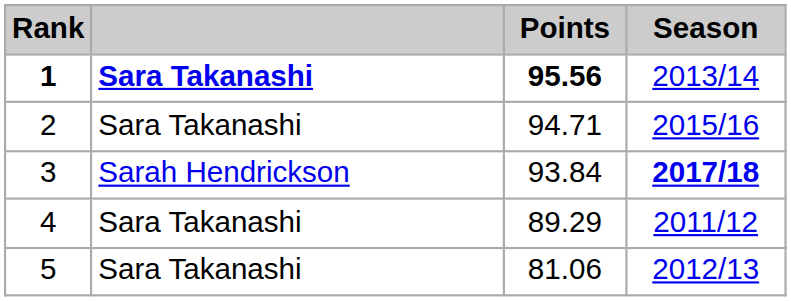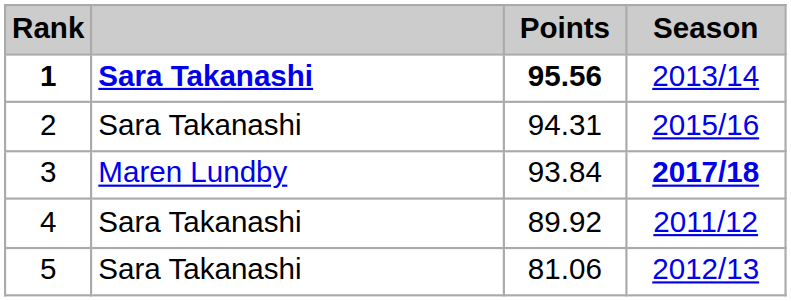(565, 125) 94.71 -> (565, 125) 94.31
(224, 173) Sarah Hendrickson -> (193, 173) Maren Lundby
(565, 221) 89.29 -> (565, 221) 89.92
